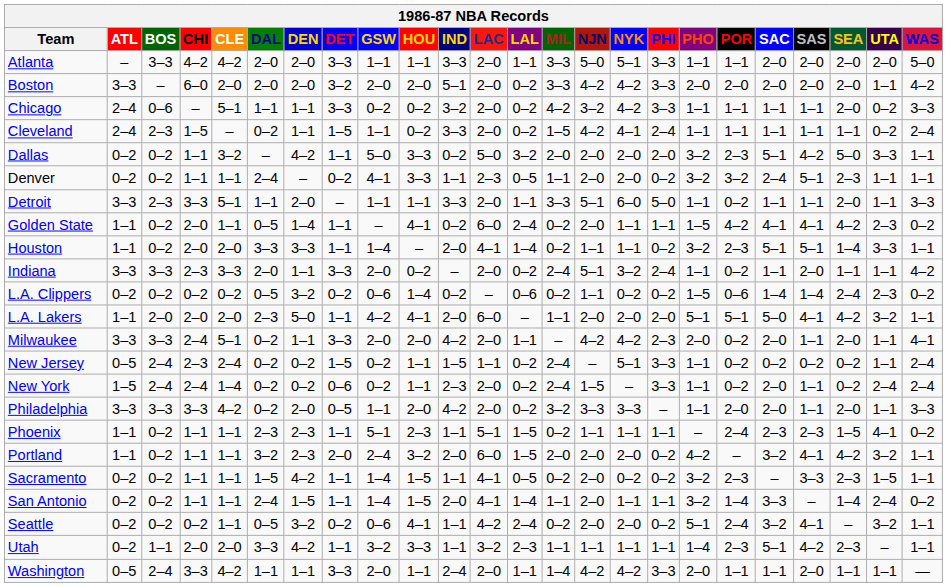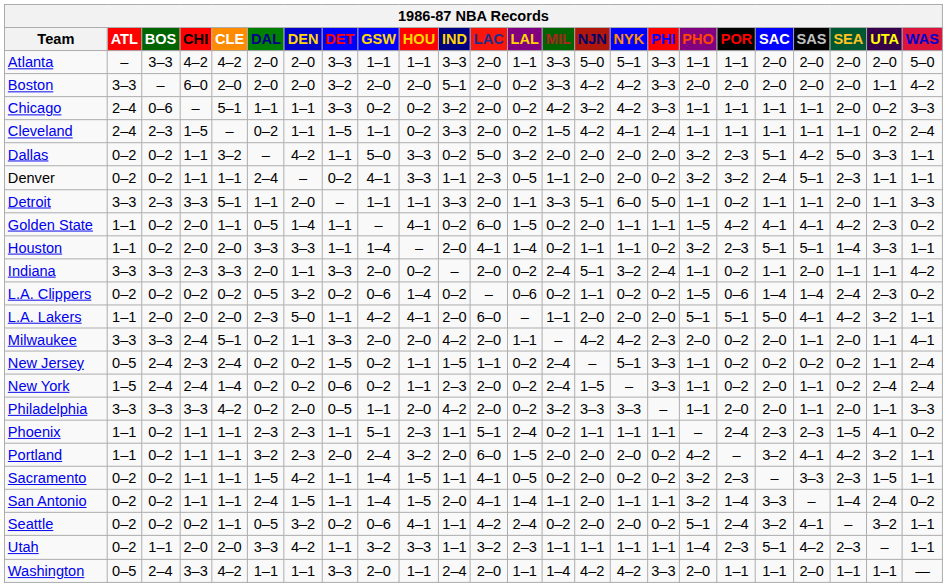(525, 224) 2–4 -> (525, 224) 1–5
(525, 432) 1–5 -> (525, 432) 2–4
